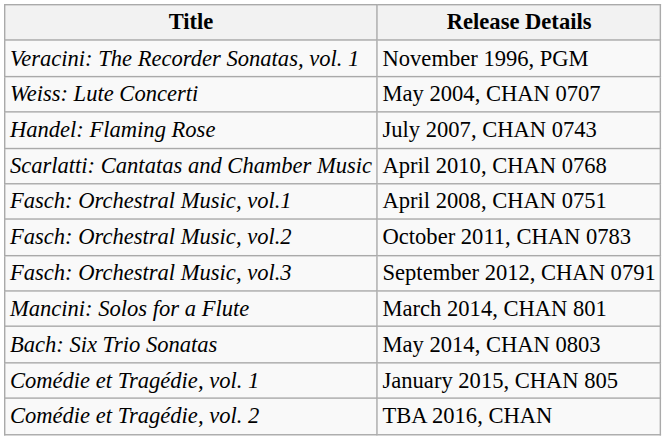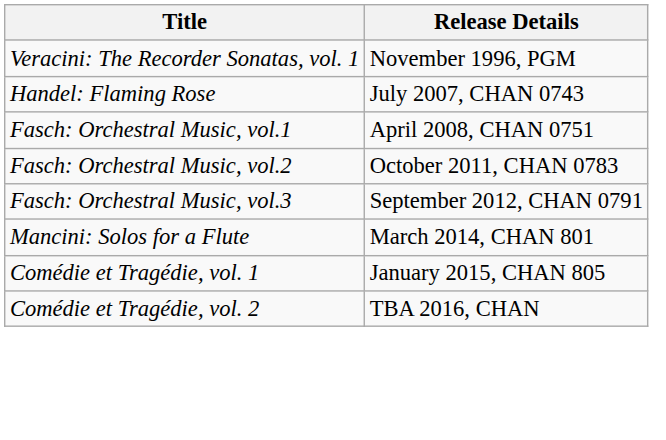- row: (104, 93)
- row: (191, 165)
- row: (114, 344)
